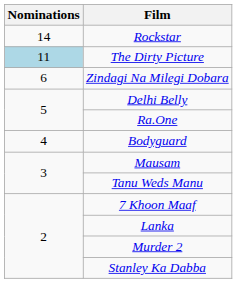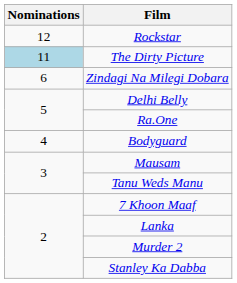(44, 36) 14 -> (44, 36) 12
